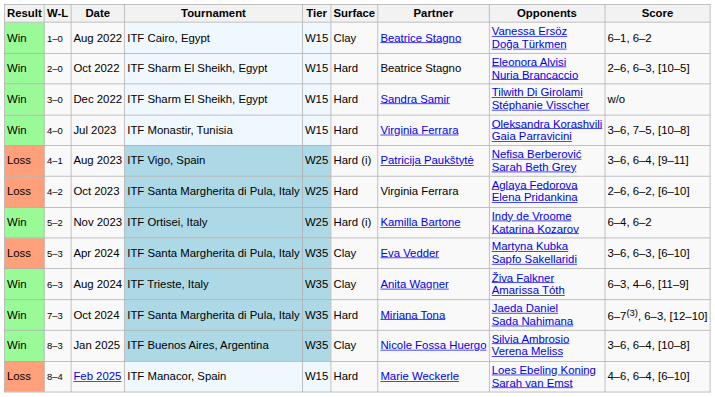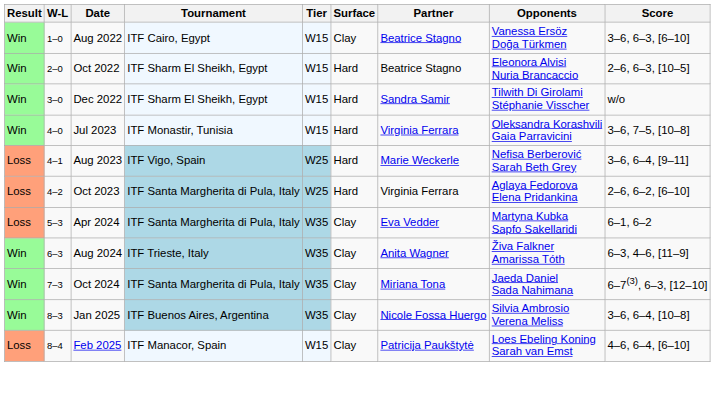(630, 37) 6–1, 6–2 -> (649, 37) 3–6, 6–3, [6–10]
(352, 161) Hard (i) -> (346, 161) Hard
(427, 161) Patricija Paukštytė -> (420, 161) Marie Weckerle
- row: (98, 222)
(649, 253) 3–6, 6–3, [6–10] -> (630, 222) 6–1, 6–2
(346, 315) Hard -> (345, 284) Clay
(346, 376) Hard -> (345, 345) Clay
(420, 376) Marie Weckerle -> (427, 345) Patricija Paukštytė
